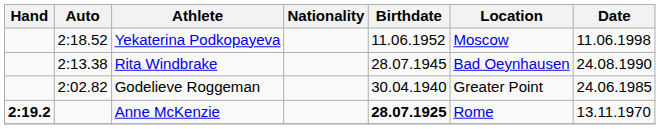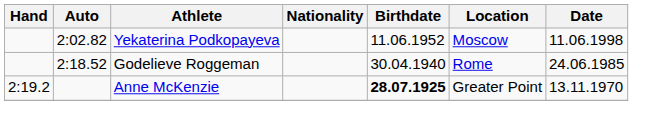(83, 40) 2:18.52 -> (82, 40) 2:02.82
- row: (166, 64)
(83, 87) 2:02.82 -> (82, 64) 2:18.52
(498, 87) Greater Point -> (473, 64) Rome
(29, 111) bold -> (29, 87) normal
(474, 111) Rome -> (497, 87) Greater Point
